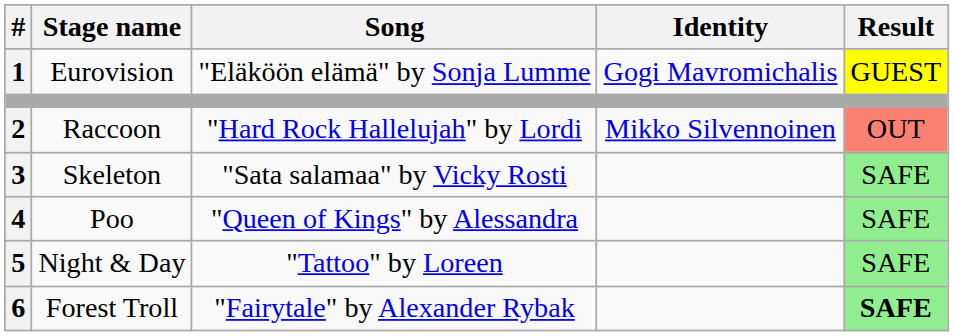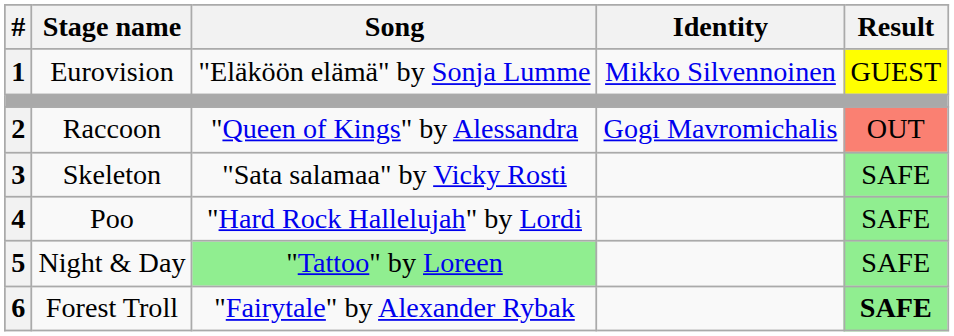(720, 71) Gogi Mavromichalis -> (720, 71) Mikko Silvennoinen
(395, 129) "Hard Rock Hallelujah" by Lordi -> (394, 129) "Queen of Kings" by Alessandra
(720, 129) Mikko Silvennoinen -> (720, 129) Gogi Mavromichalis
(394, 218) "Queen of Kings" by Alessandra -> (395, 218) "Hard Rock Hallelujah" by Lordi
(394, 263) no background -> (394, 263) lightgreen background
